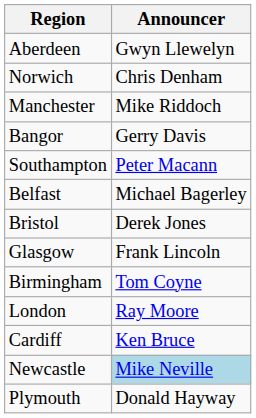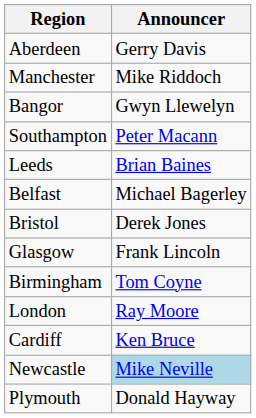(175, 48) Gwyn Llewelyn -> (161, 48) Gerry Davis
- row: (41, 77)
(161, 135) Gerry Davis -> (175, 106) Gwyn Llewelyn
+ row: (31, 164)
